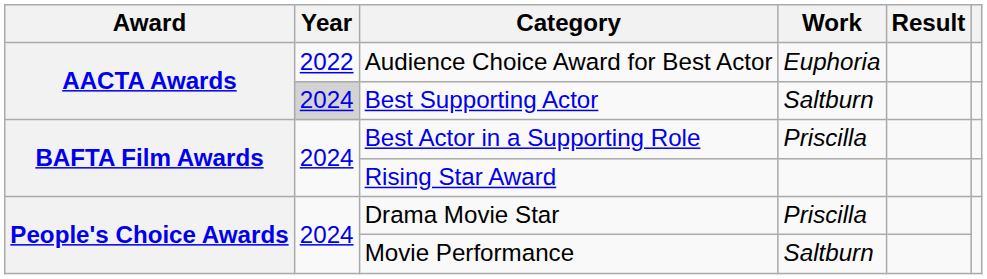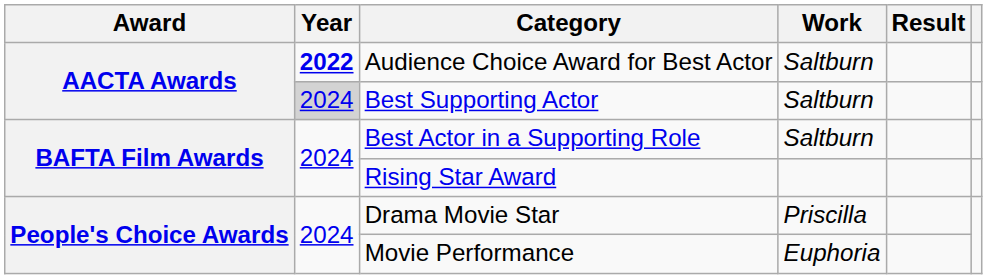(327, 61) normal -> (327, 61) bold
(832, 61) Euphoria -> (829, 61) Saltburn
(825, 138) Priscilla -> (829, 138) Saltburn
(829, 253) Saltburn -> (832, 253) Euphoria
